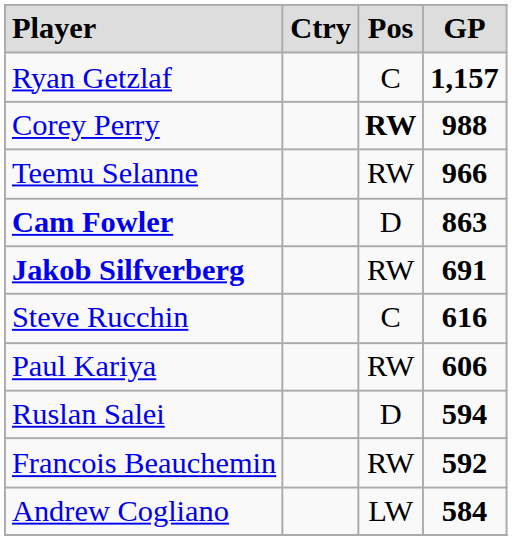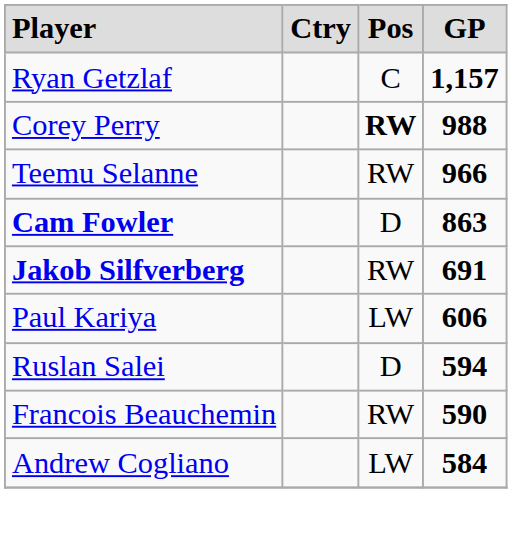- row: (100, 317)
(391, 366) RW -> (391, 317) LW
(465, 462) 592 -> (465, 414) 590
